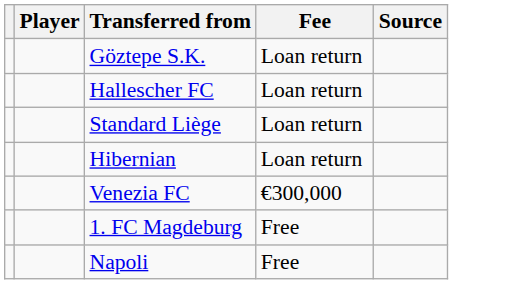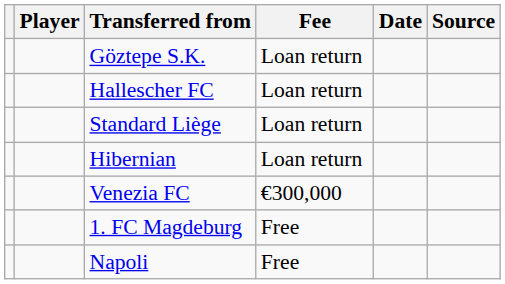+ column: (400, 21)
